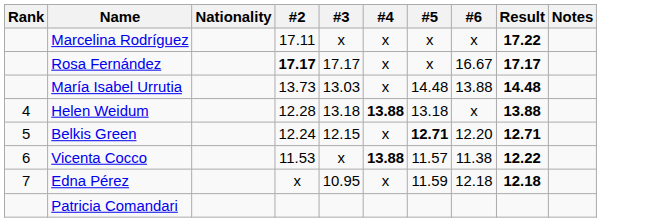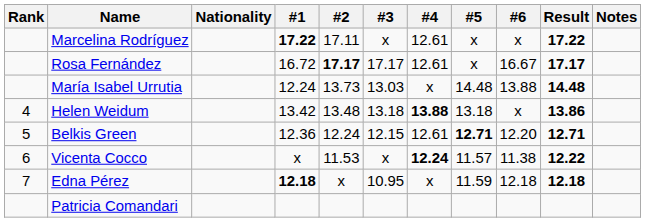+ column: (297, 16)
(386, 40) x -> (430, 40) 12.61
(386, 64) x -> (430, 64) 12.61
(297, 111) 12.28 -> (341, 111) 13.48
(522, 111) 13.88 -> (566, 111) 13.86
(386, 134) x -> (430, 134) 12.61
(386, 158) 13.88 -> (430, 158) 12.24
